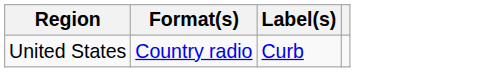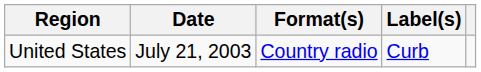+ column: (193, 19)
